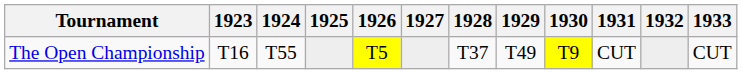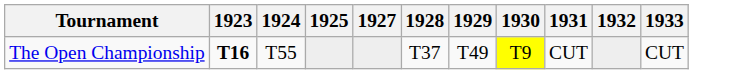- column: (377, 20)
(233, 52) normal -> (233, 52) bold
